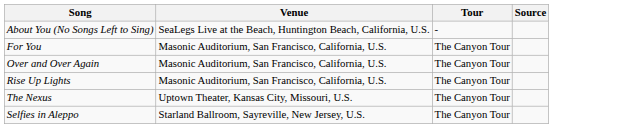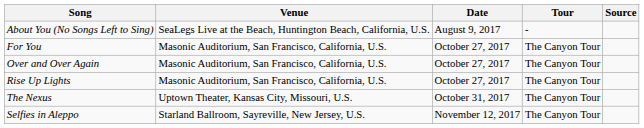+ column: (477, 13)
